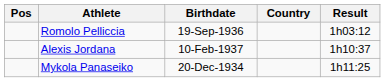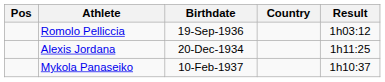(211, 49) 10-Feb-1937 -> (211, 49) 20-Dec-1934
(350, 49) 1h10:37 -> (350, 49) 1h11:25
(211, 67) 20-Dec-1934 -> (211, 67) 10-Feb-1937
(350, 67) 1h11:25 -> (350, 67) 1h10:37
